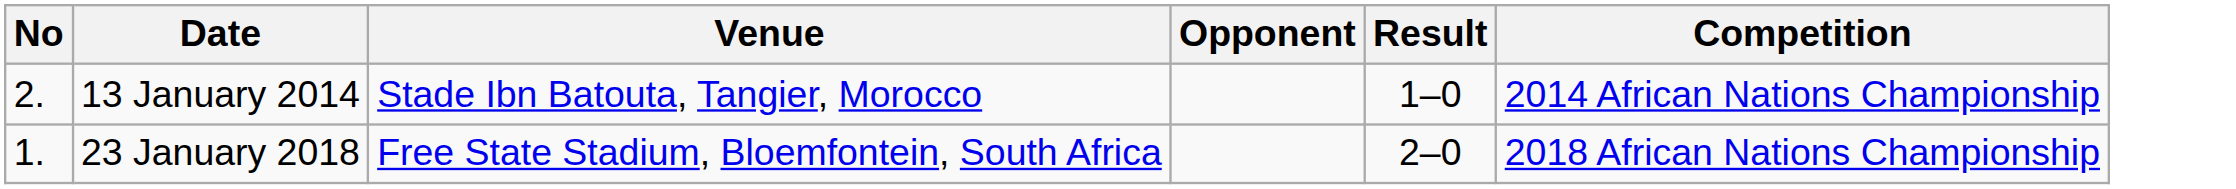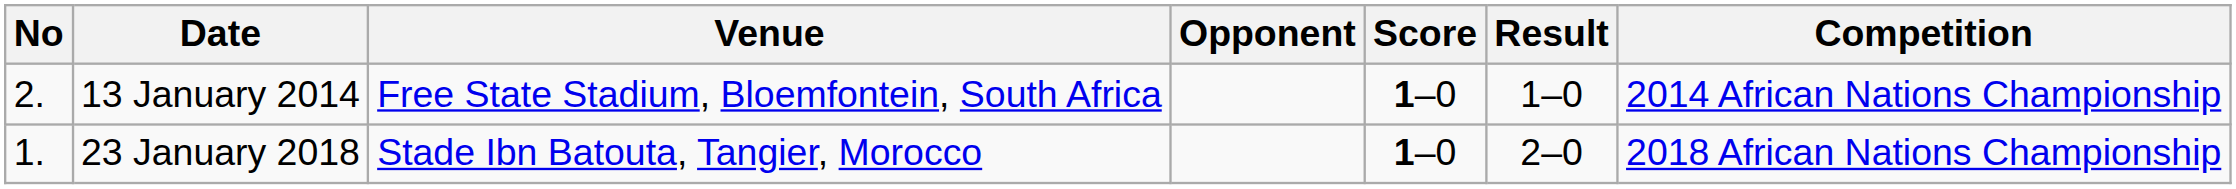+ column: (1425, 34)
(680, 93) Stade Ibn Batouta, Tangier, Morocco -> (769, 93) Free State Stadium, Bloemfontein, South Africa
(769, 152) Free State Stadium, Bloemfontein, South Africa -> (680, 152) Stade Ibn Batouta, Tangier, Morocco
